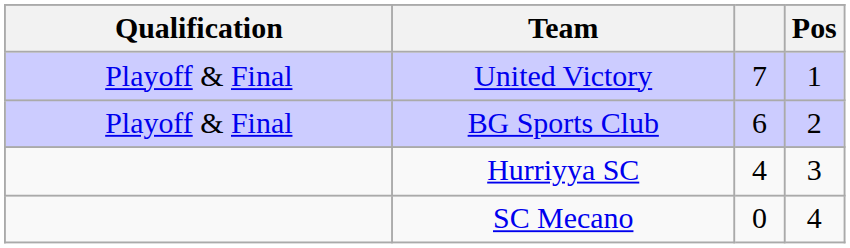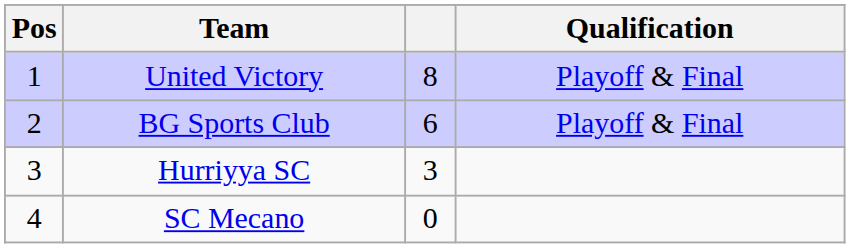columns swapped: (814, 28) <-> (199, 28)
(759, 75) 7 -> (430, 75) 8
(759, 170) 4 -> (430, 170) 3
